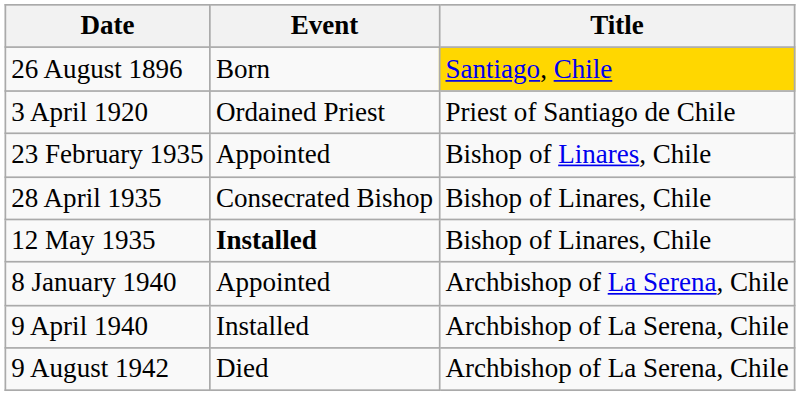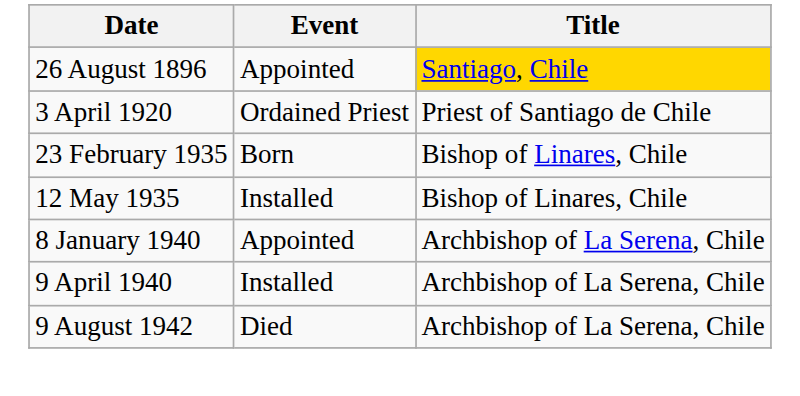(243, 68) Born -> (297, 68) Appointed
(273, 154) Appointed -> (267, 154) Born
- row: (86, 197)
(266, 240) bold -> (287, 197) normal
